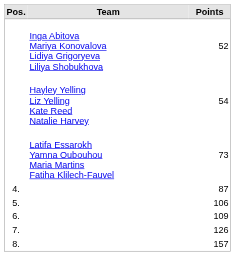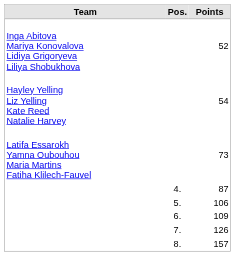columns swapped: (16, 12) <-> (108, 12)
